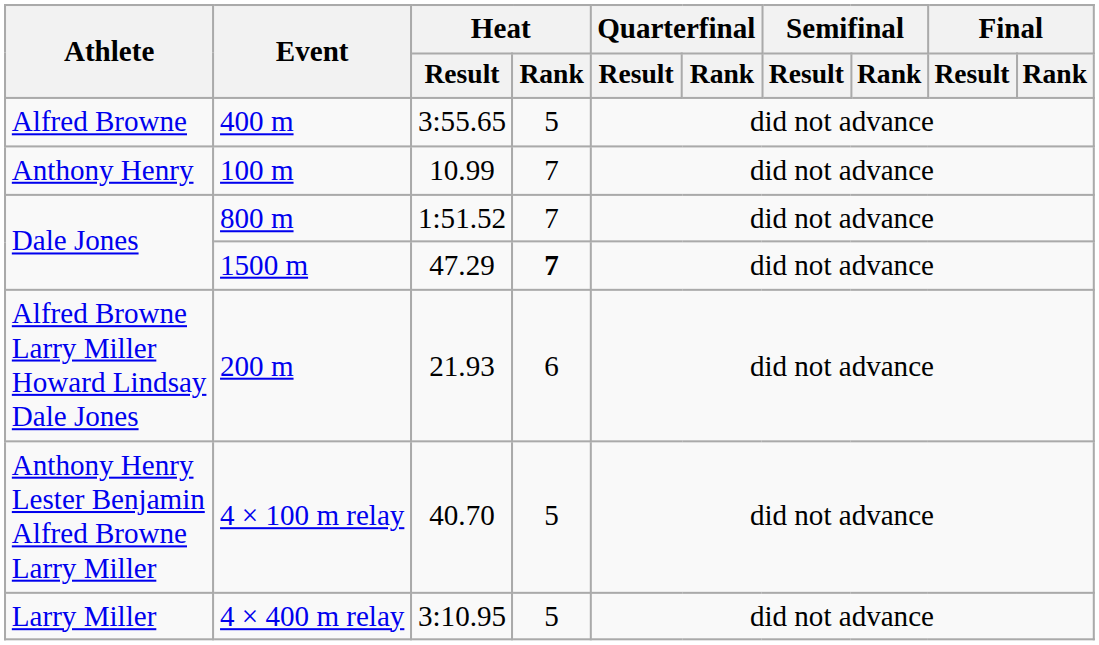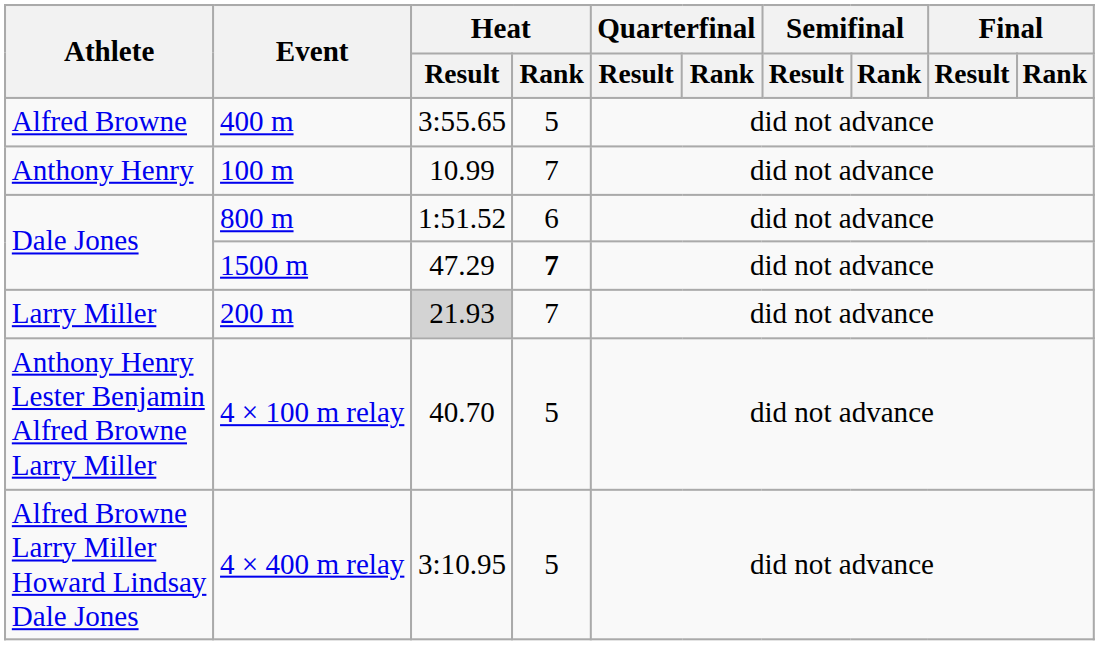(552, 218) 7 -> (552, 218) 6
(109, 365) Alfred Browne Larry Miller Howard Lindsay Dale Jones -> (84, 314) Larry Miller
(462, 365) no background -> (462, 314) lightgrey background
(552, 365) 6 -> (552, 314) 7
(84, 616) Larry Miller -> (109, 564) Alfred Browne Larry Miller Howard Lindsay Dale Jones
